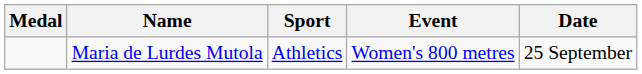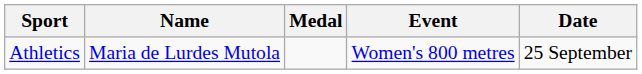columns swapped: (36, 20) <-> (307, 20)
